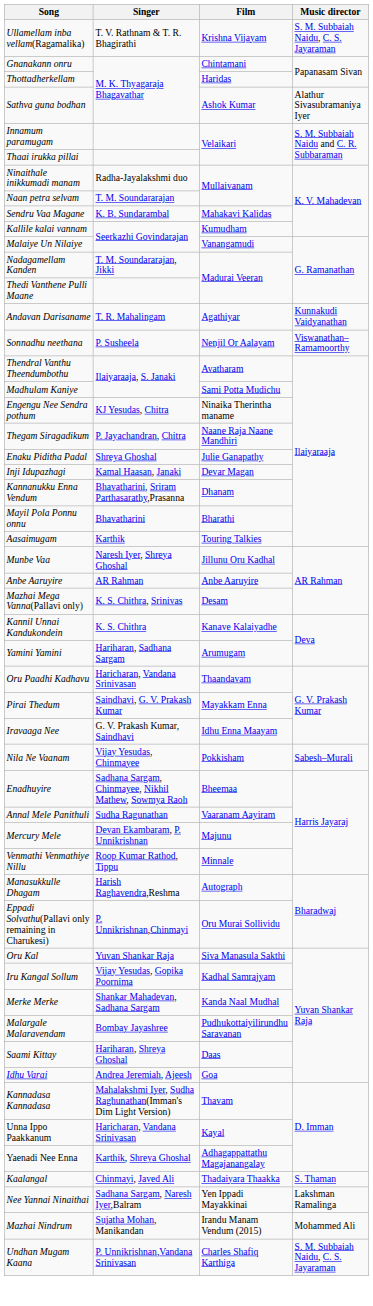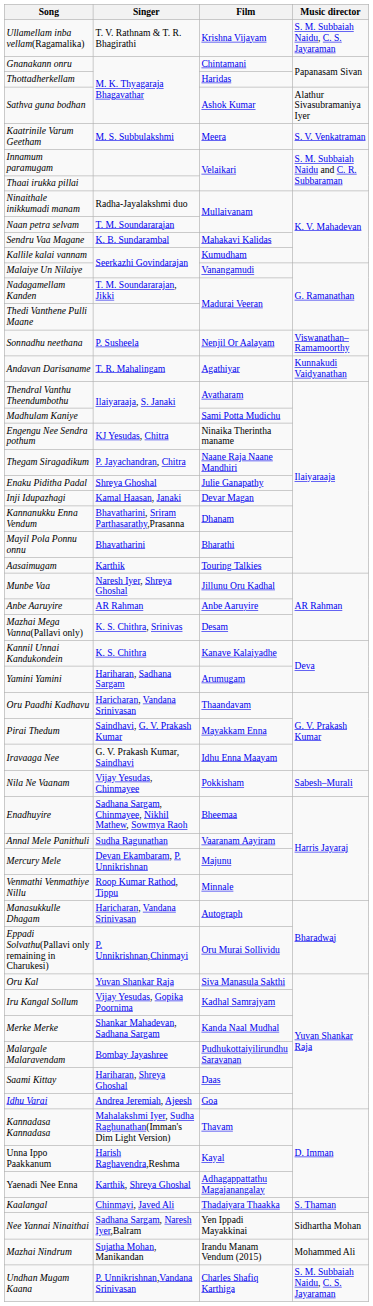+ row: (40, 136)
rows swapped: (49, 317) <-> (45, 343)
(138, 887) Harish Raghavendra,Reshma -> (136, 913) Haricharan, Vandana Srinivasan
(136, 1132) Haricharan, Vandana Srinivasan -> (138, 1158) Harish Raghavendra,Reshma
(315, 1199) Lakshman Ramalinga -> (328, 1225) Sidhartha Mohan
